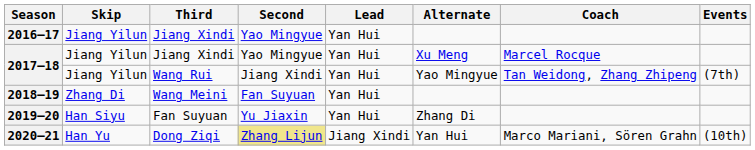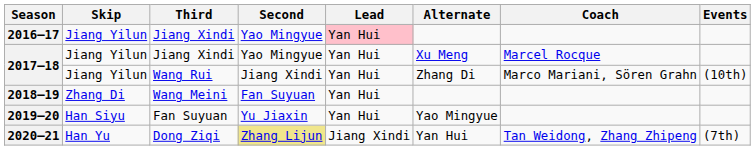(354, 35) no background -> (354, 35) pink background
(457, 75) Yao Mingyue -> (446, 75) Zhang Di
(600, 75) Tan Weidong, Zhang Zhipeng -> (600, 75) Marco Mariani, Sören Grahn
(721, 75) (7th) -> (725, 75) (10th)
(446, 115) Zhang Di -> (457, 115) Yao Mingyue
(600, 135) Marco Mariani, Sören Grahn -> (600, 135) Tan Weidong, Zhang Zhipeng
(725, 135) (10th) -> (721, 135) (7th)
